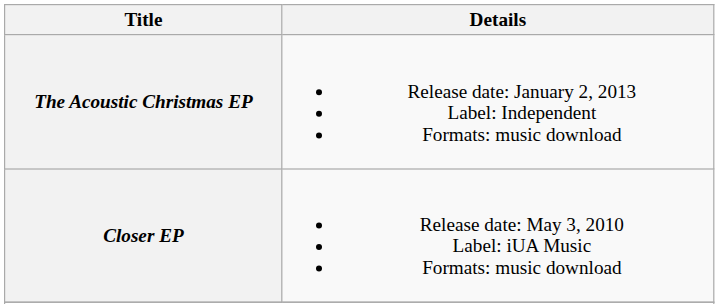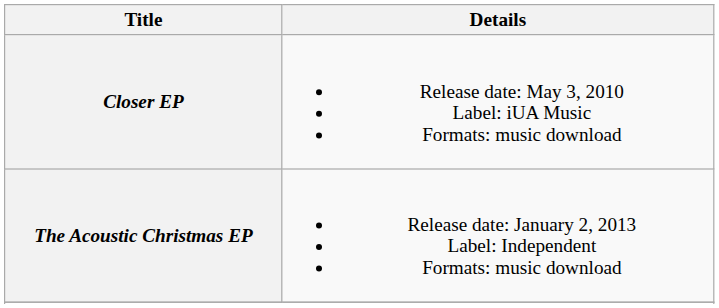rows swapped: (143, 235) <-> (143, 101)
